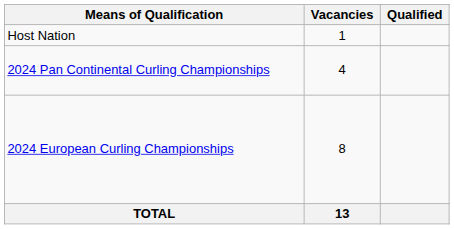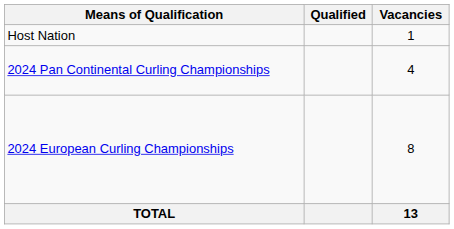columns swapped: (342, 14) <-> (415, 14)
